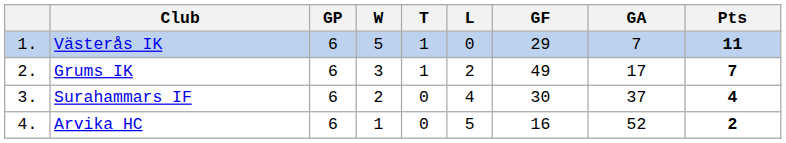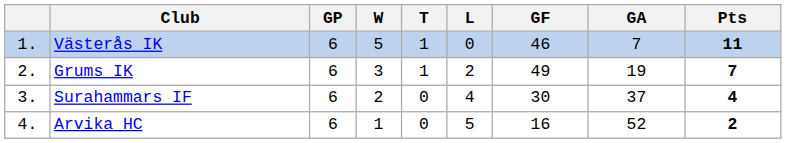(540, 45) 29 -> (540, 45) 46
(636, 71) 17 -> (636, 71) 19
